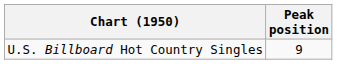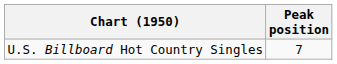(299, 49) 9 -> (299, 49) 7
